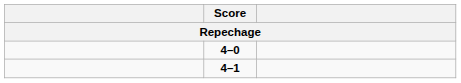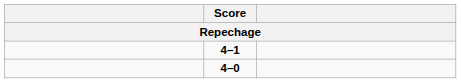rows swapped: (230, 68) <-> (230, 50)
